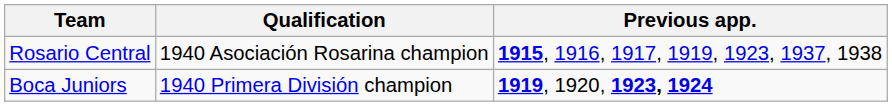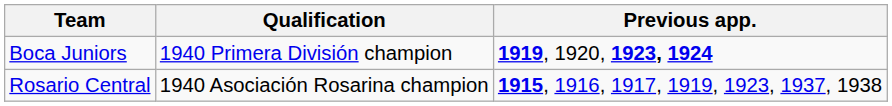rows swapped: (68, 85) <-> (80, 52)
